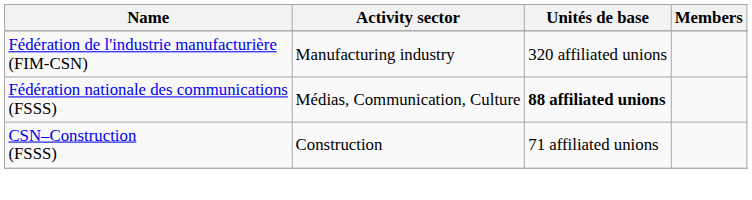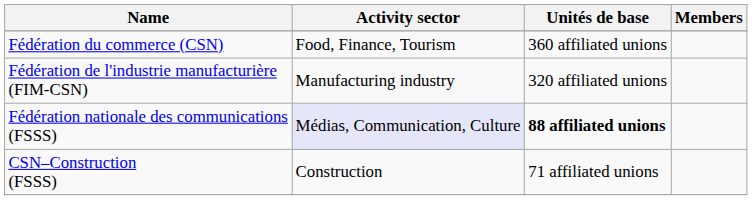+ row: (116, 44)
(408, 99) no background -> (408, 126) lavender background
